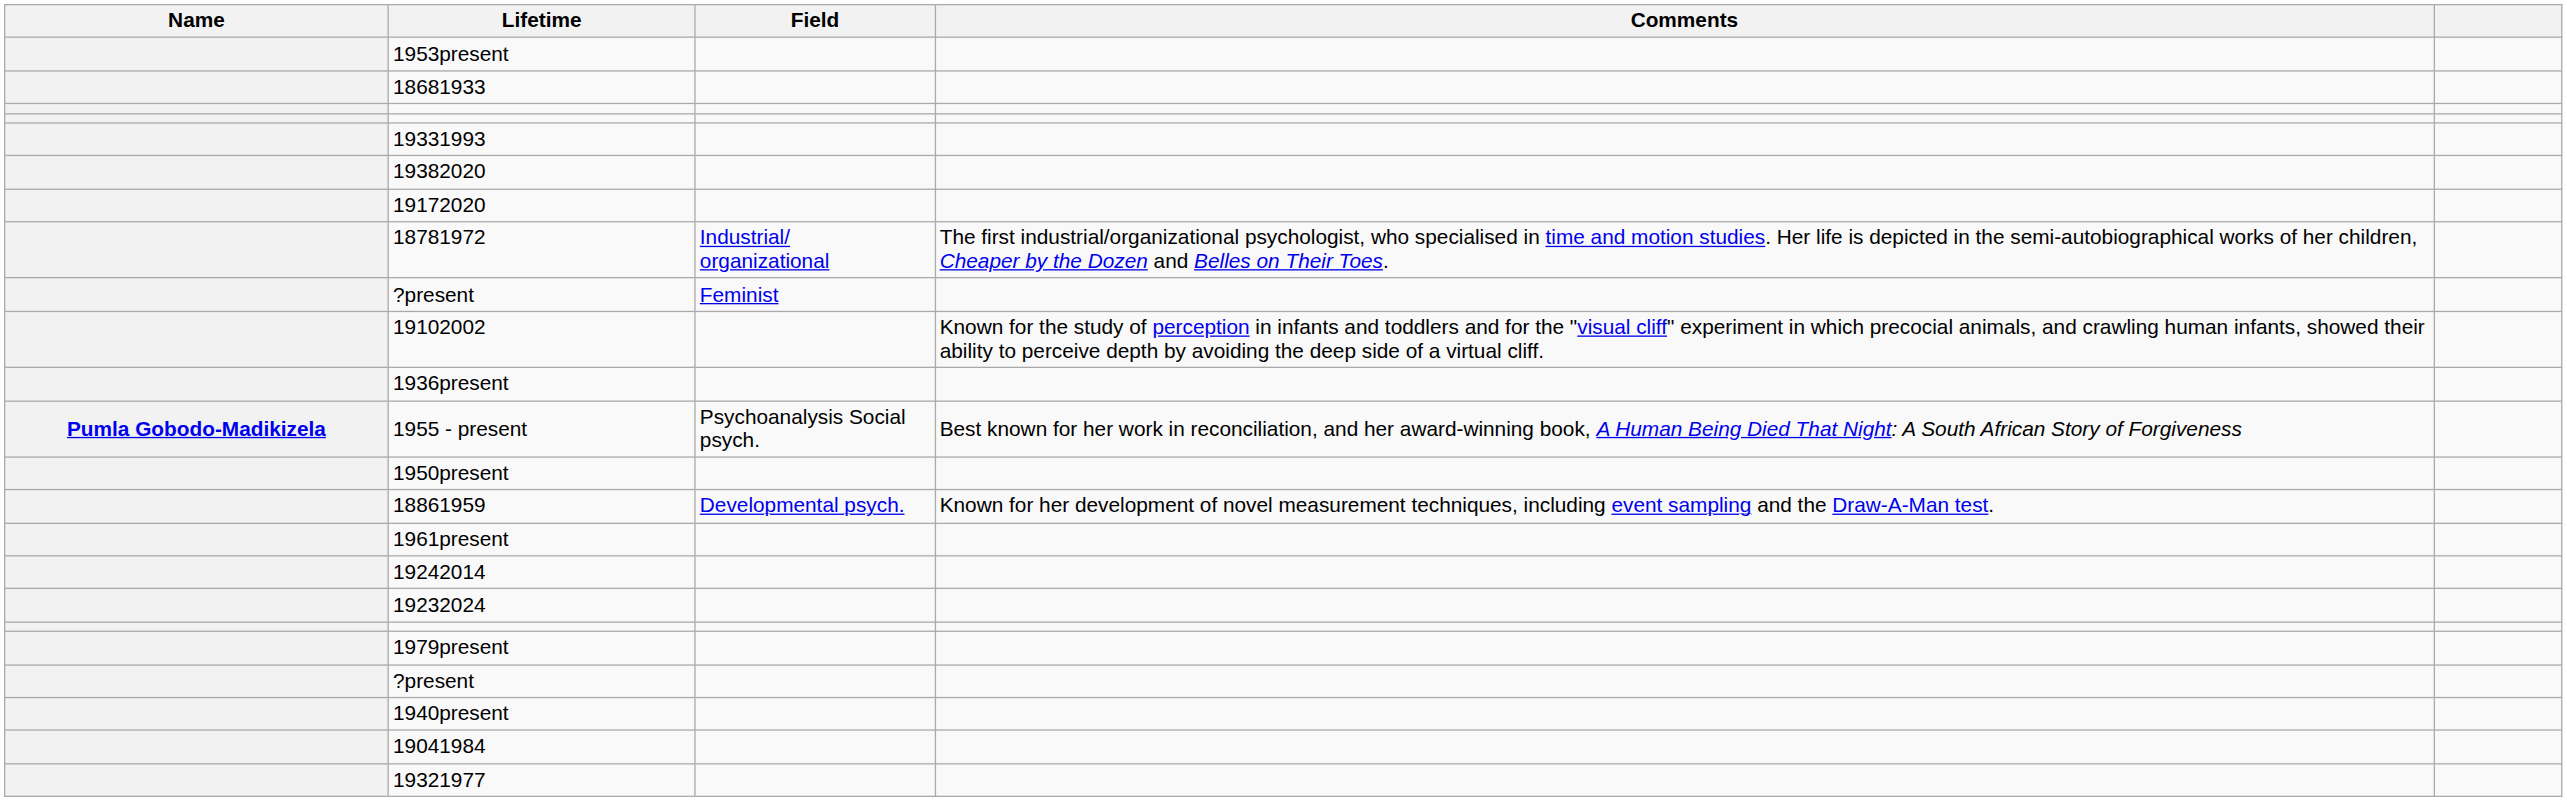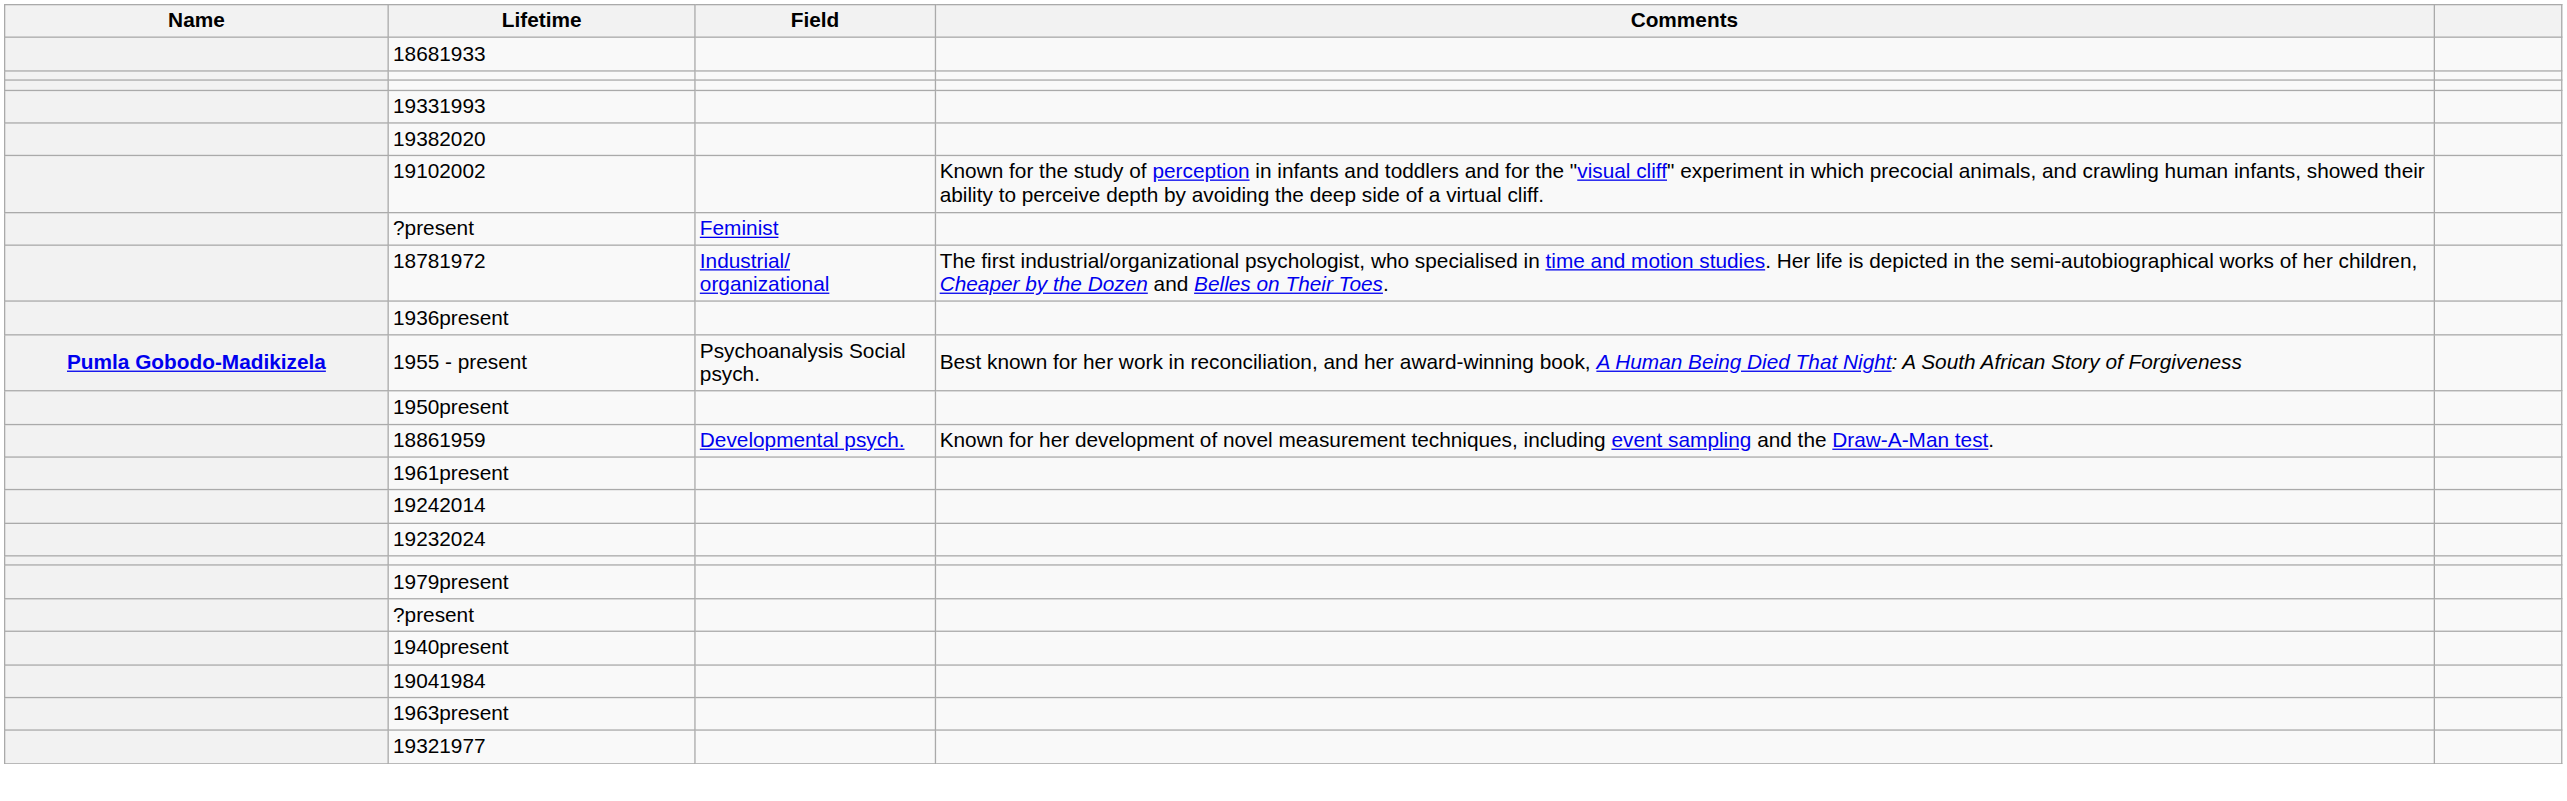- row: (451, 53)
- row: (439, 205)
rows swapped: (439, 327) <-> (439, 238)
+ row: (451, 713)
